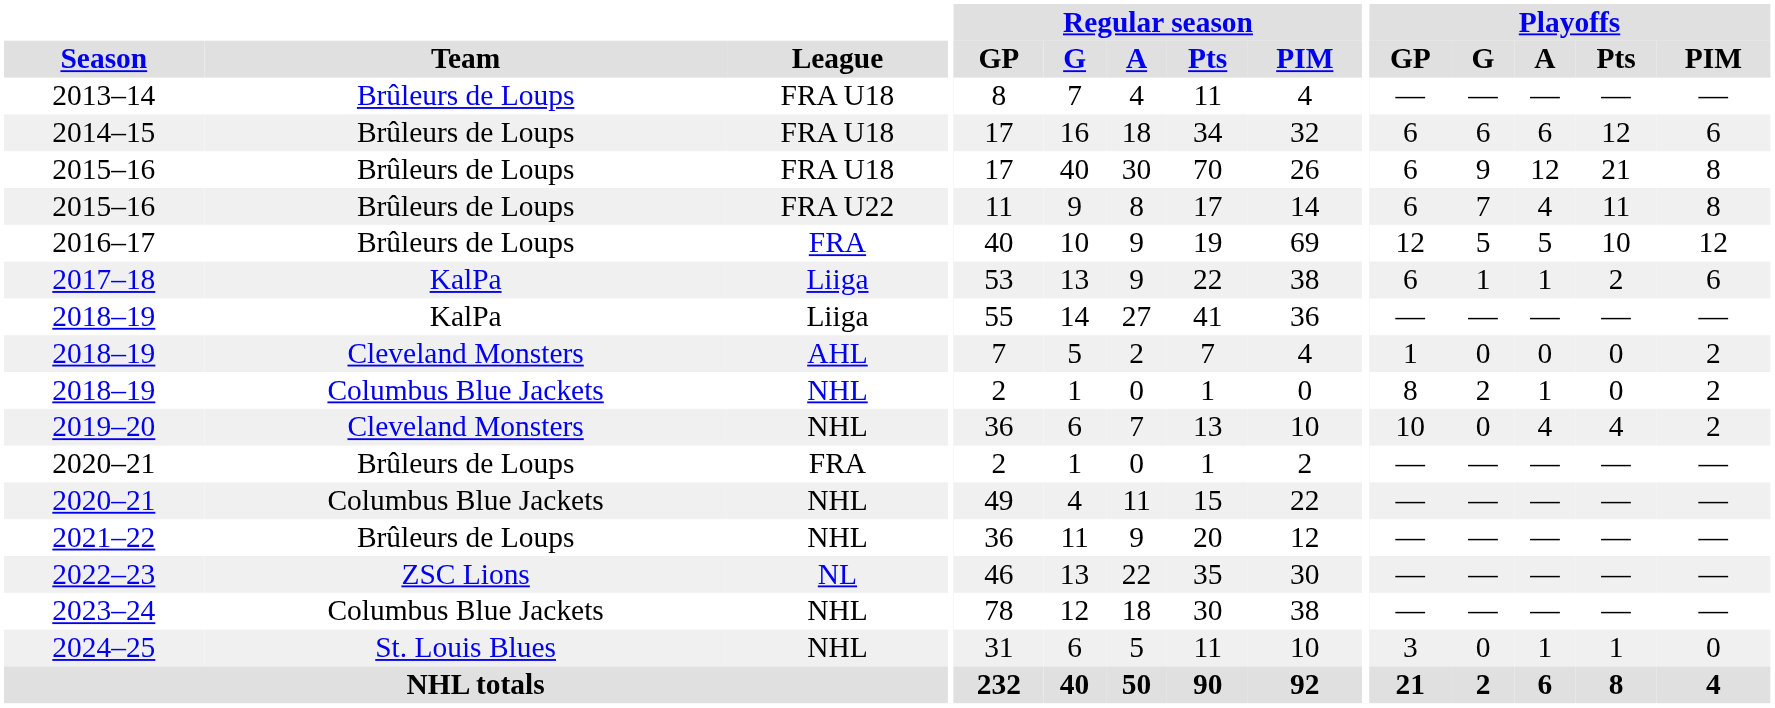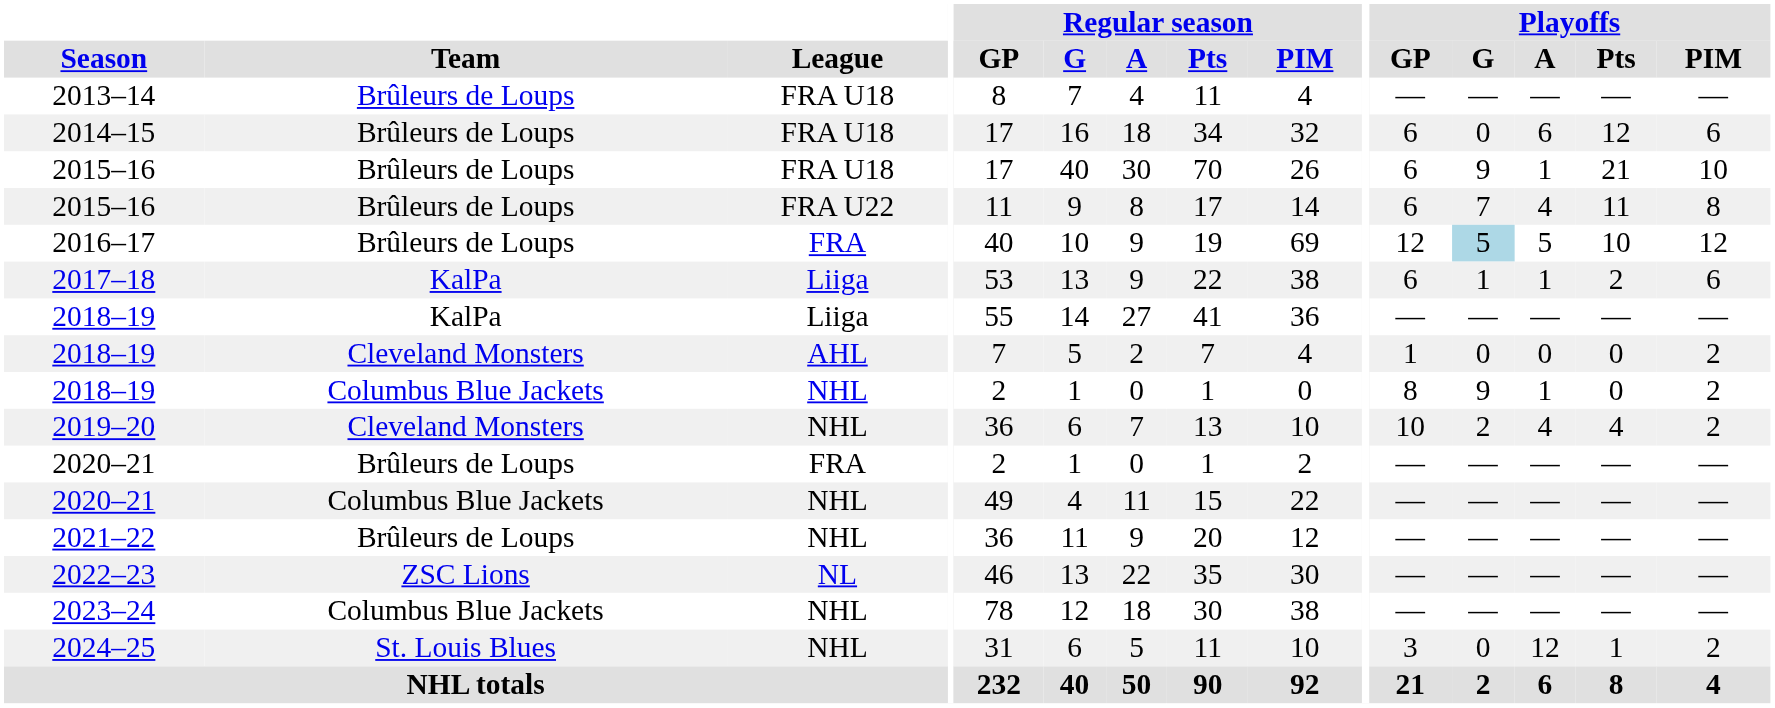(1483, 132) 6 -> (1483, 132) 0
(1545, 169) 12 -> (1545, 169) 1
(1713, 169) 8 -> (1713, 169) 10
(1483, 242) no background -> (1483, 242) lightblue background
(1483, 389) 2 -> (1483, 389) 9
(1483, 426) 0 -> (1483, 426) 2
(1545, 647) 1 -> (1545, 647) 12
(1713, 647) 0 -> (1713, 647) 2
